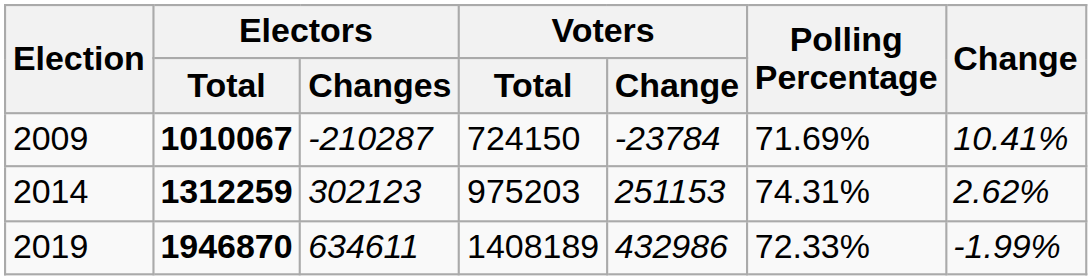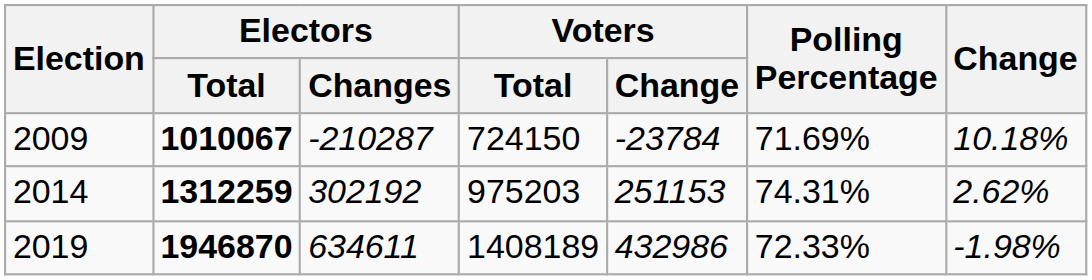(1011, 138) 10.41% -> (1011, 138) 10.18%
(365, 192) 302123 -> (365, 192) 302192
(1007, 246) -1.99% -> (1007, 246) -1.98%
